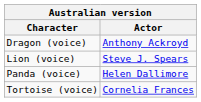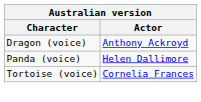- row: (41, 58)
